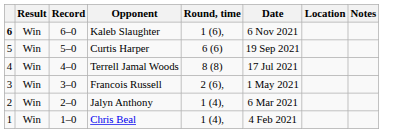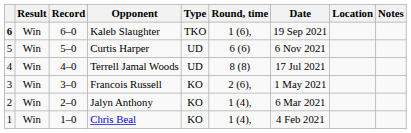+ column: (195, 13)
(273, 31) 6 Nov 2021 -> (300, 31) 19 Sep 2021
(273, 49) 19 Sep 2021 -> (300, 49) 6 Nov 2021
